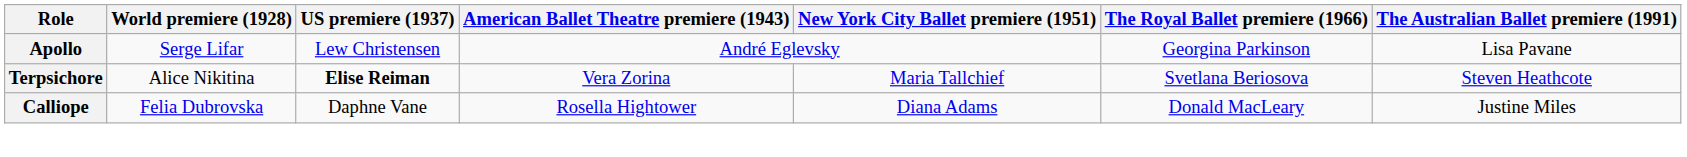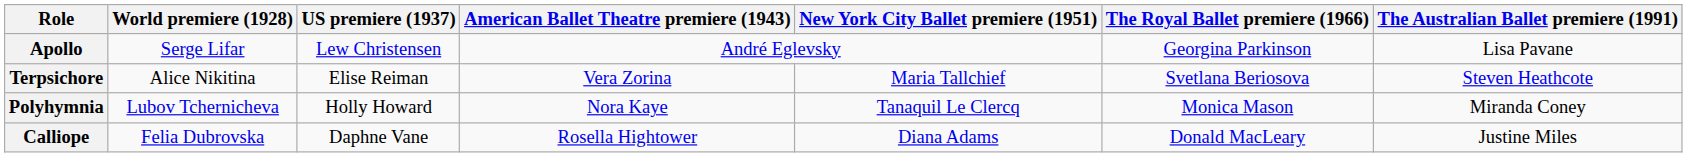(378, 78) bold -> (379, 78) normal
+ row: (56, 107)
